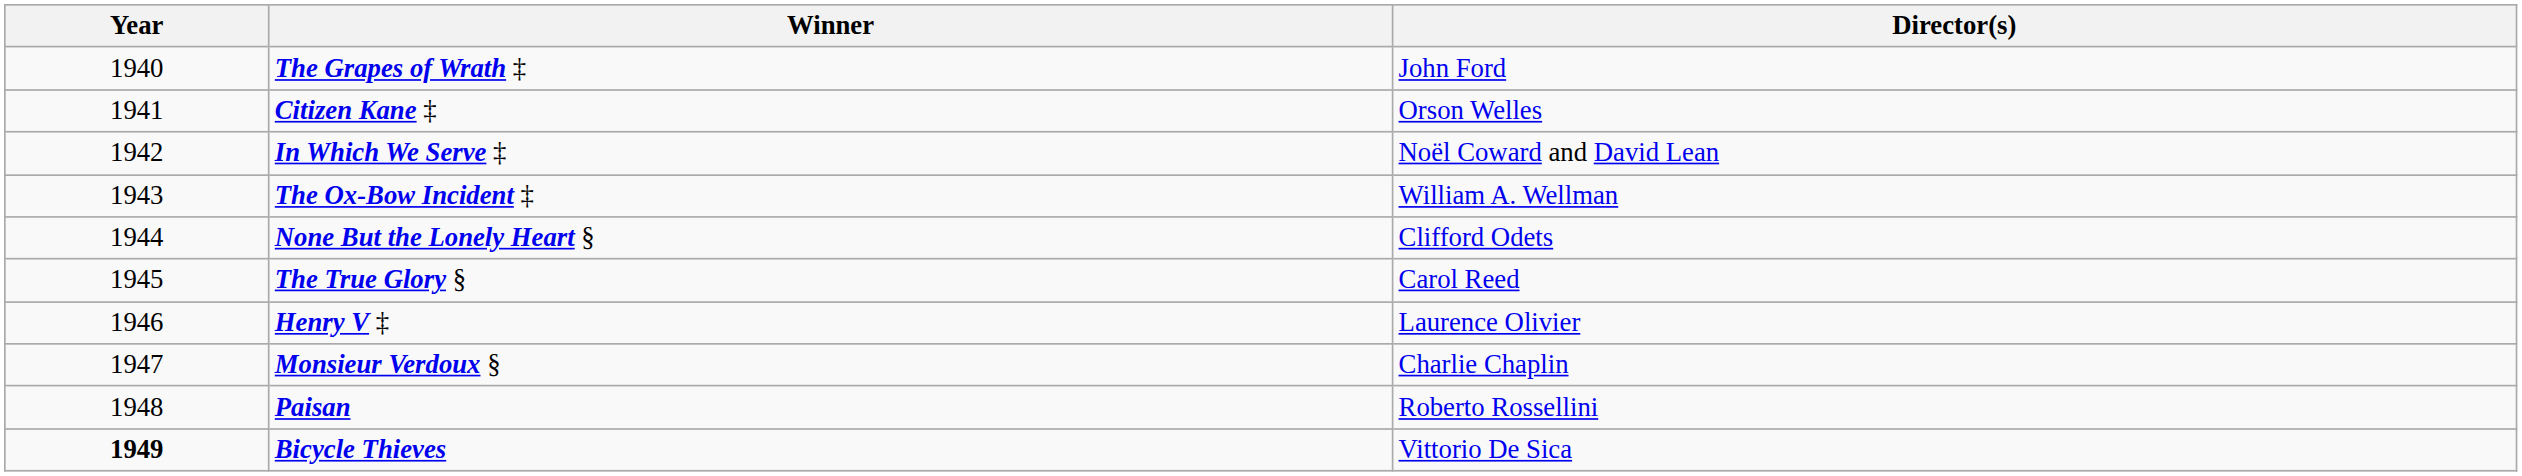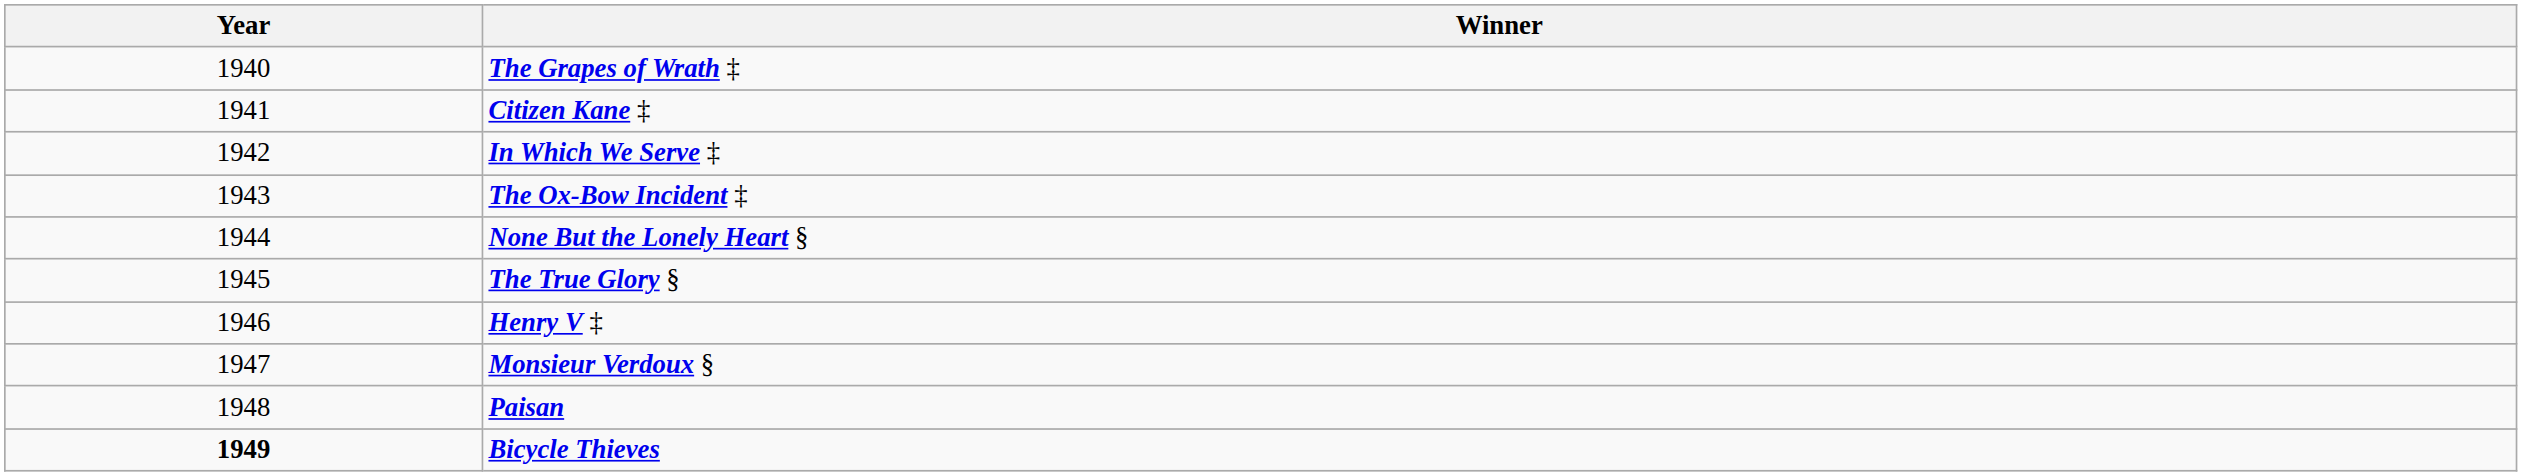- column: (1954, 25)
